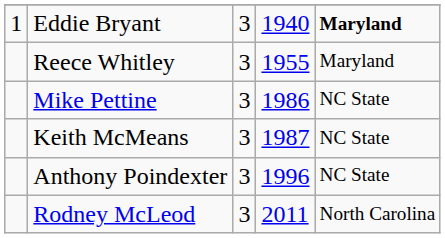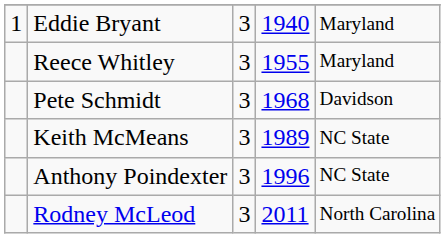(361, 23) bold -> (357, 23) normal
+ row: (97, 99)
- row: (95, 99)
(285, 137) 1987 -> (285, 137) 1989
